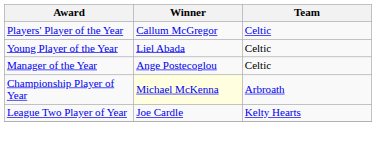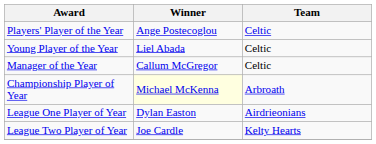(177, 30) Callum McGregor -> (176, 30) Ange Postecoglou
(176, 65) Ange Postecoglou -> (177, 65) Callum McGregor
+ row: (67, 113)
